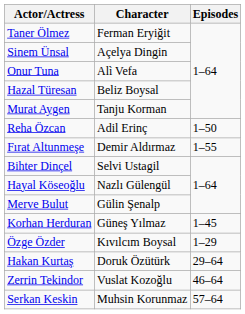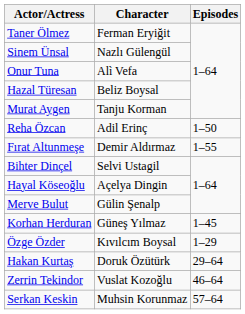(132, 52) Açelya Dingin -> (134, 52) Nazlı Gülengül
(134, 185) Nazlı Gülengül -> (132, 185) Açelya Dingin
